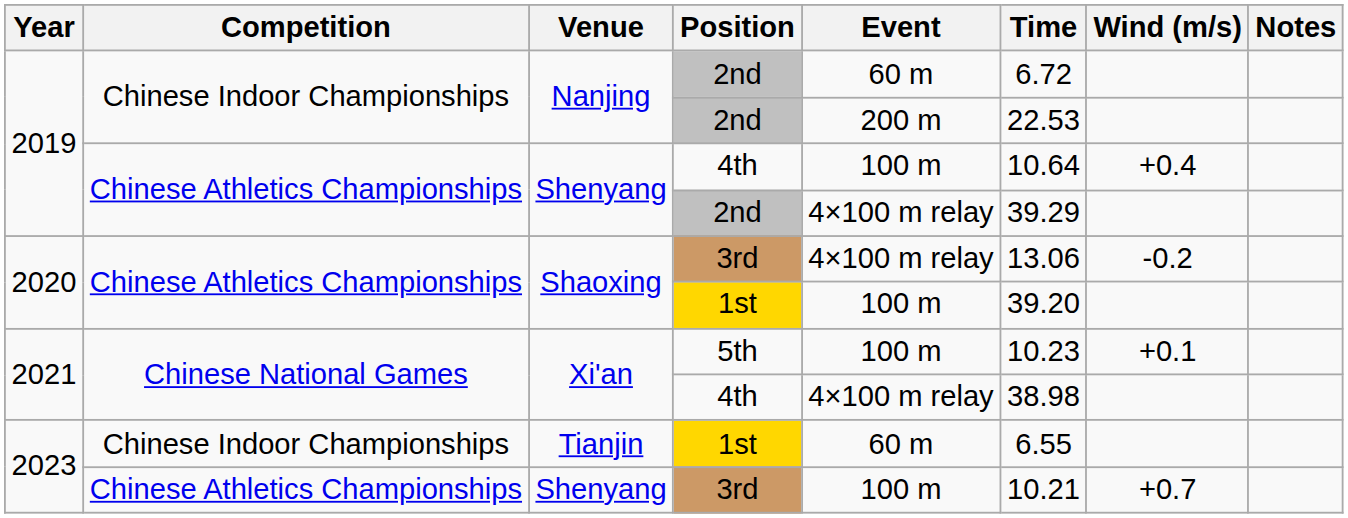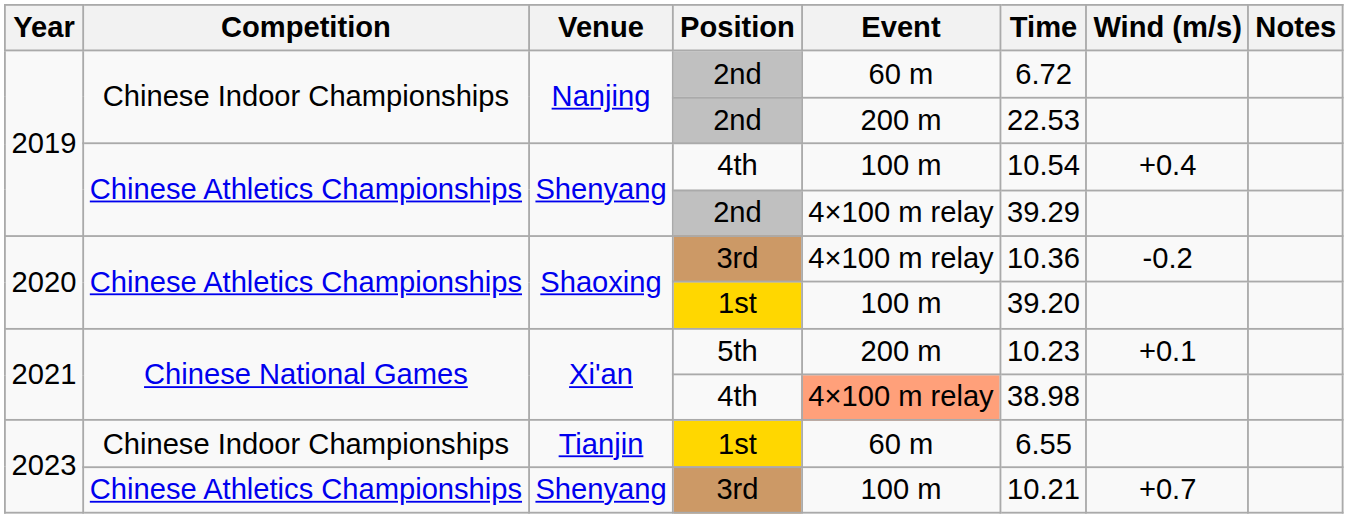(1044, 166) 10.64 -> (1044, 166) 10.54
(1044, 258) 13.06 -> (1044, 258) 10.36
(901, 350) 100 m -> (901, 350) 200 m
(901, 397) no background -> (901, 397) lightsalmon background
